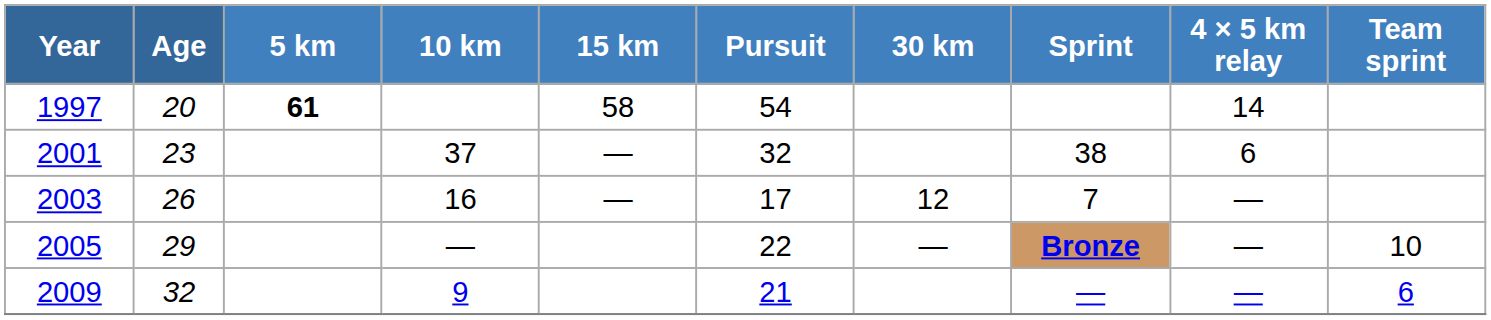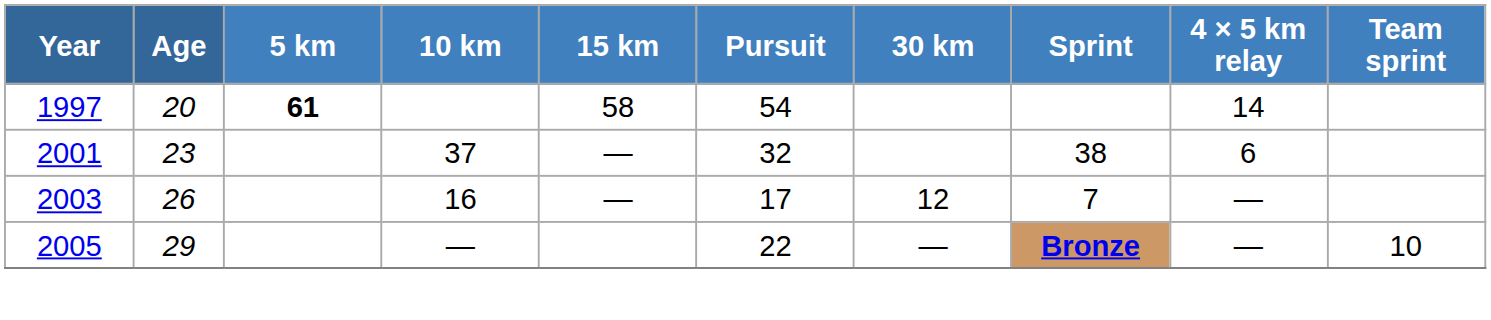- row: (69, 292)
